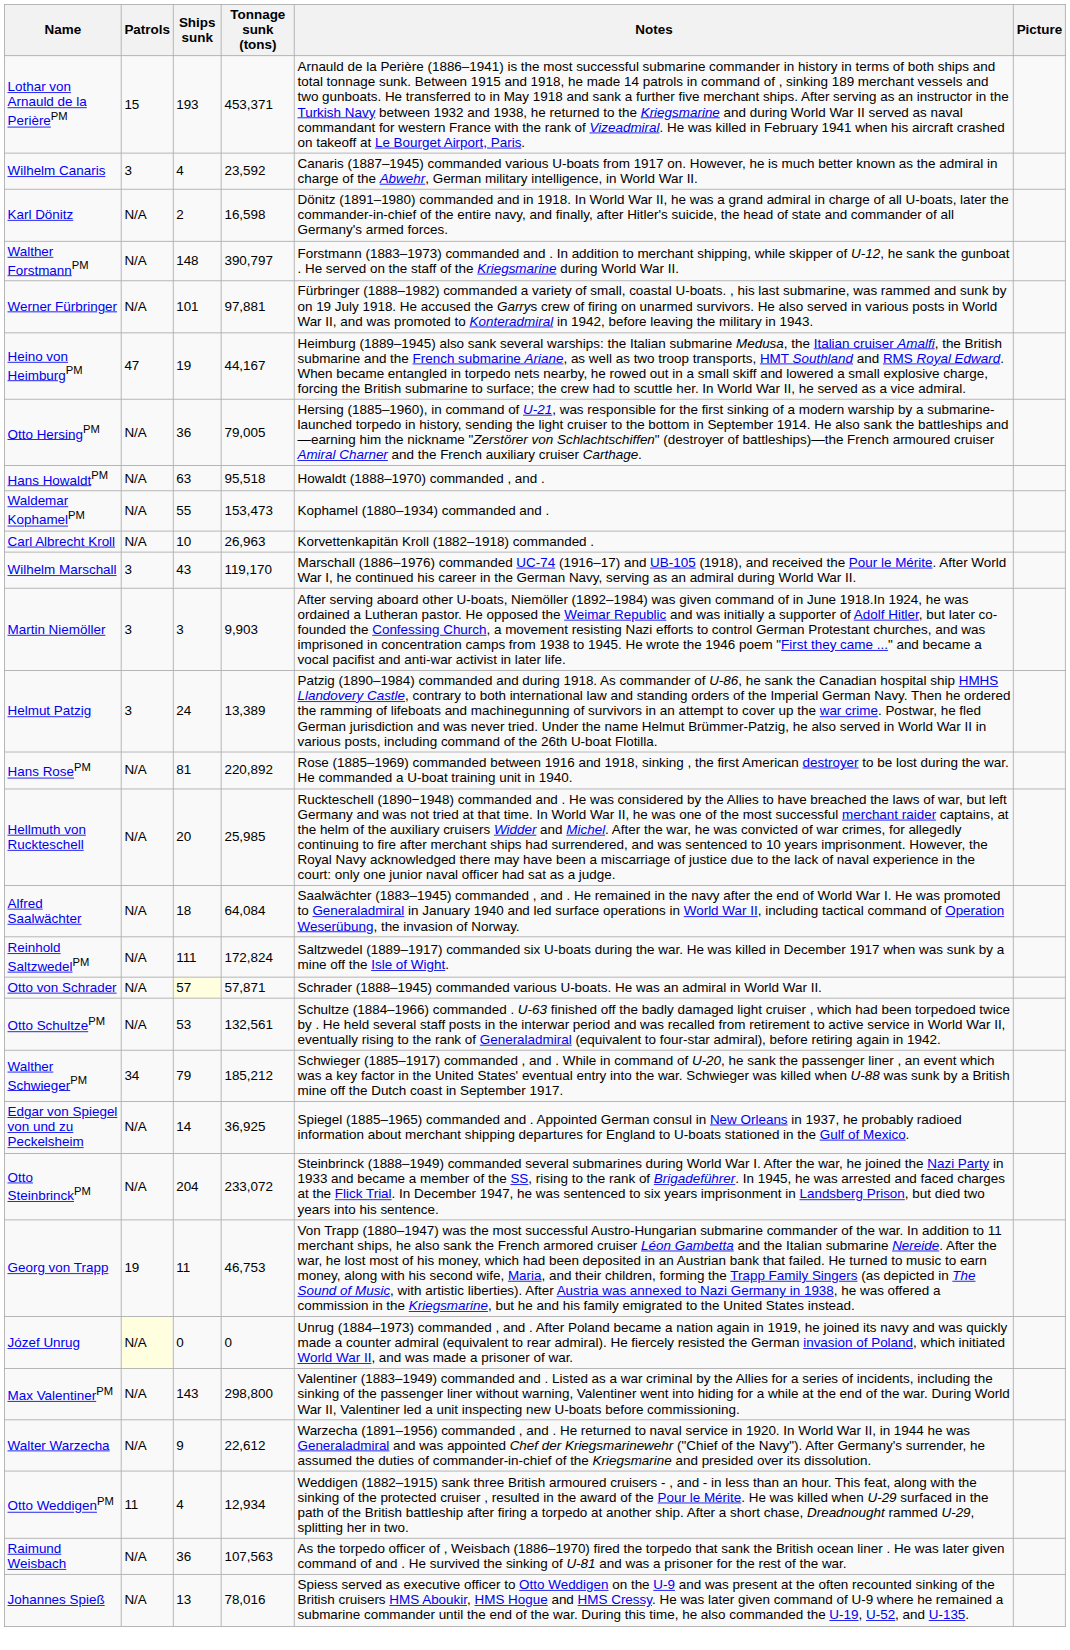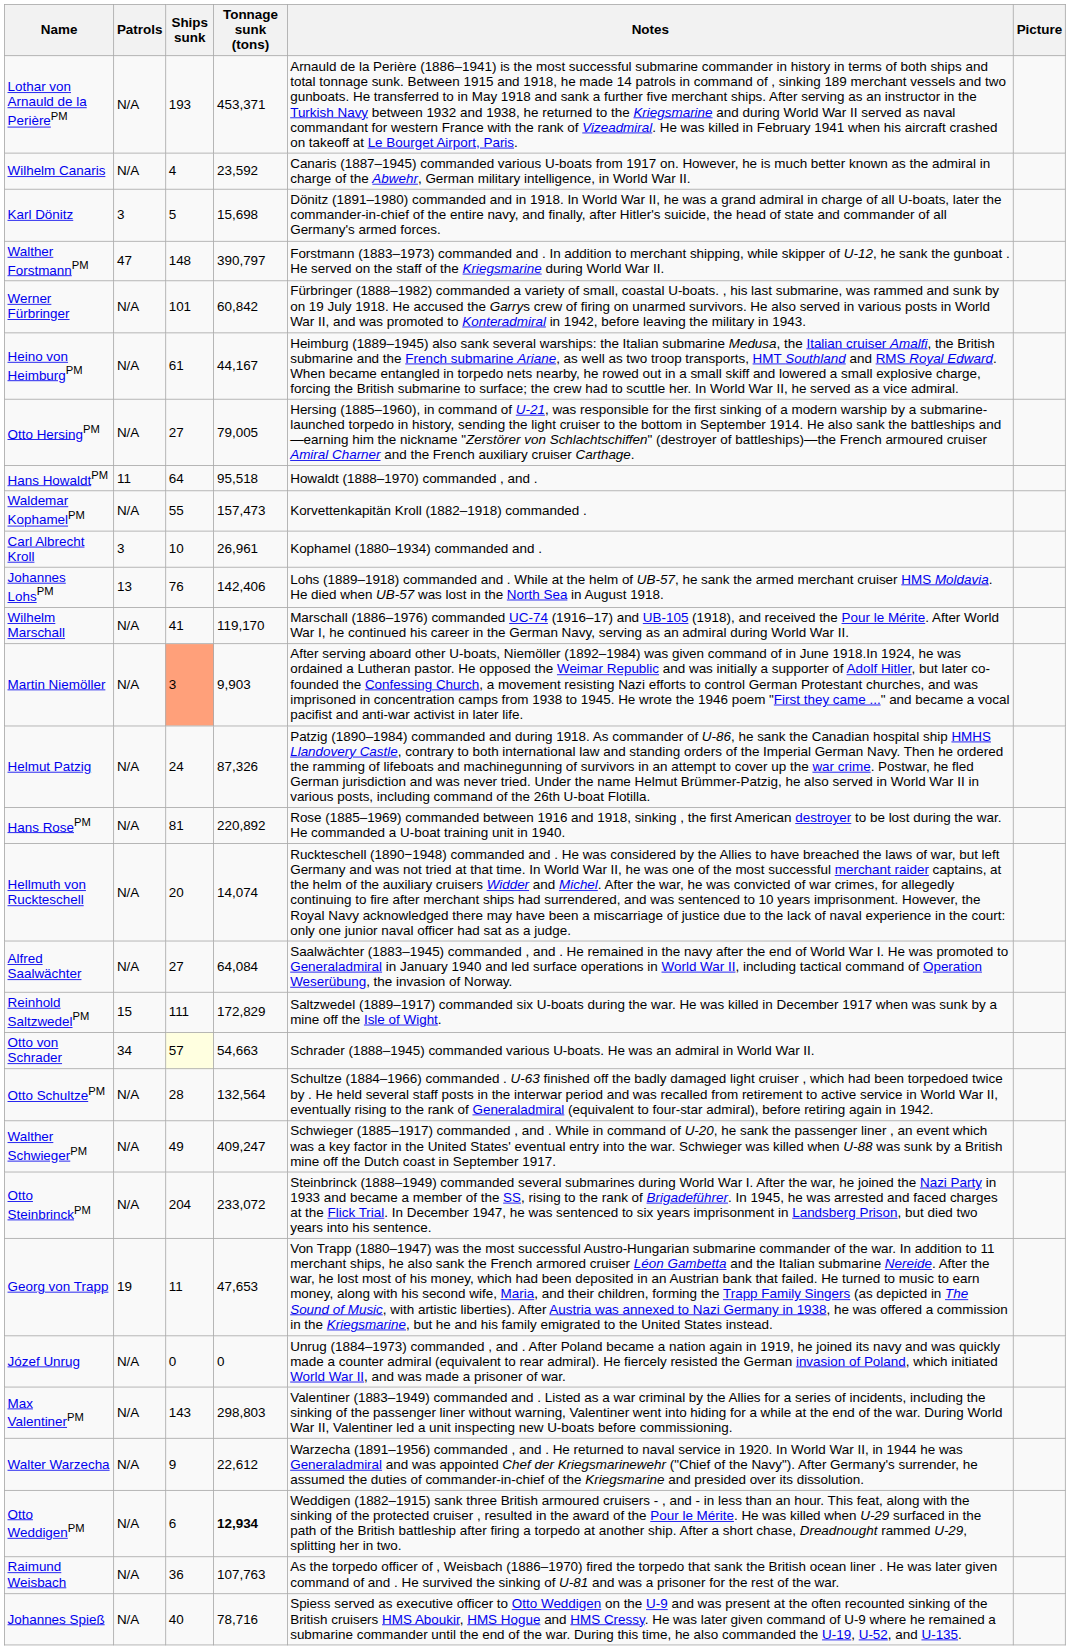(132, 104) 15 -> (128, 104) N/A
(128, 171) 3 -> (128, 171) N/A
(136, 215) N/A -> (121, 215) 3
(180, 215) 2 -> (172, 215) 5
(245, 215) 16,598 -> (238, 215) 15,698
(136, 260) N/A -> (124, 260) 47
(245, 306) 97,881 -> (238, 306) 60,842
(132, 365) 47 -> (128, 365) N/A
(184, 365) 19 -> (176, 365) 61
(184, 432) 36 -> (176, 432) 27
(136, 478) N/A -> (124, 478) 11
(184, 478) 63 -> (176, 478) 64
(249, 510) 153,473 -> (241, 510) 157,473
(423, 510) Kophamel (1880–1934) commanded and . -> (438, 510) Korvettenkapitän Kroll (1882–1918) commanded .
(136, 541) N/A -> (121, 549) 3
(245, 541) 26,963 -> (238, 549) 26,961
(446, 541) Korvettenkapitän Kroll (1882–1918) commanded . -> (416, 549) Kophamel (1880–1934) commanded and .
+ row: (37, 587)
(128, 570) 3 -> (128, 625) N/A
(184, 570) 43 -> (176, 625) 41
(128, 629) 3 -> (128, 684) N/A
(180, 629) no background -> (172, 684) lightsalmon background
(128, 711) 3 -> (128, 766) N/A
(245, 711) 13,389 -> (238, 766) 87,326
(245, 837) 25,985 -> (238, 892) 14,074
(184, 911) 18 -> (176, 966) 27
(136, 957) N/A -> (124, 1012) 15
(249, 957) 172,824 -> (241, 1012) 172,829
(136, 987) N/A -> (124, 1050) 34
(245, 987) 57,871 -> (238, 1050) 54,663
(184, 1024) 53 -> (176, 1094) 28
(249, 1024) 132,561 -> (241, 1094) 132,564
(132, 1075) 34 -> (128, 1146) N/A
(184, 1075) 79 -> (176, 1146) 49
(249, 1075) 185,212 -> (241, 1146) 409,247
- row: (62, 1127)
(245, 1268) 46,753 -> (238, 1287) 47,653
(136, 1342) lightyellow background -> (128, 1361) no background
(249, 1394) 298,800 -> (241, 1412) 298,803
(131, 1504) 11 -> (128, 1523) N/A
(180, 1504) 4 -> (172, 1523) 6
(245, 1504) normal -> (238, 1523) bold
(249, 1556) 107,563 -> (241, 1575) 107,763
(184, 1600) 13 -> (176, 1619) 40
(245, 1600) 78,016 -> (238, 1619) 78,716
